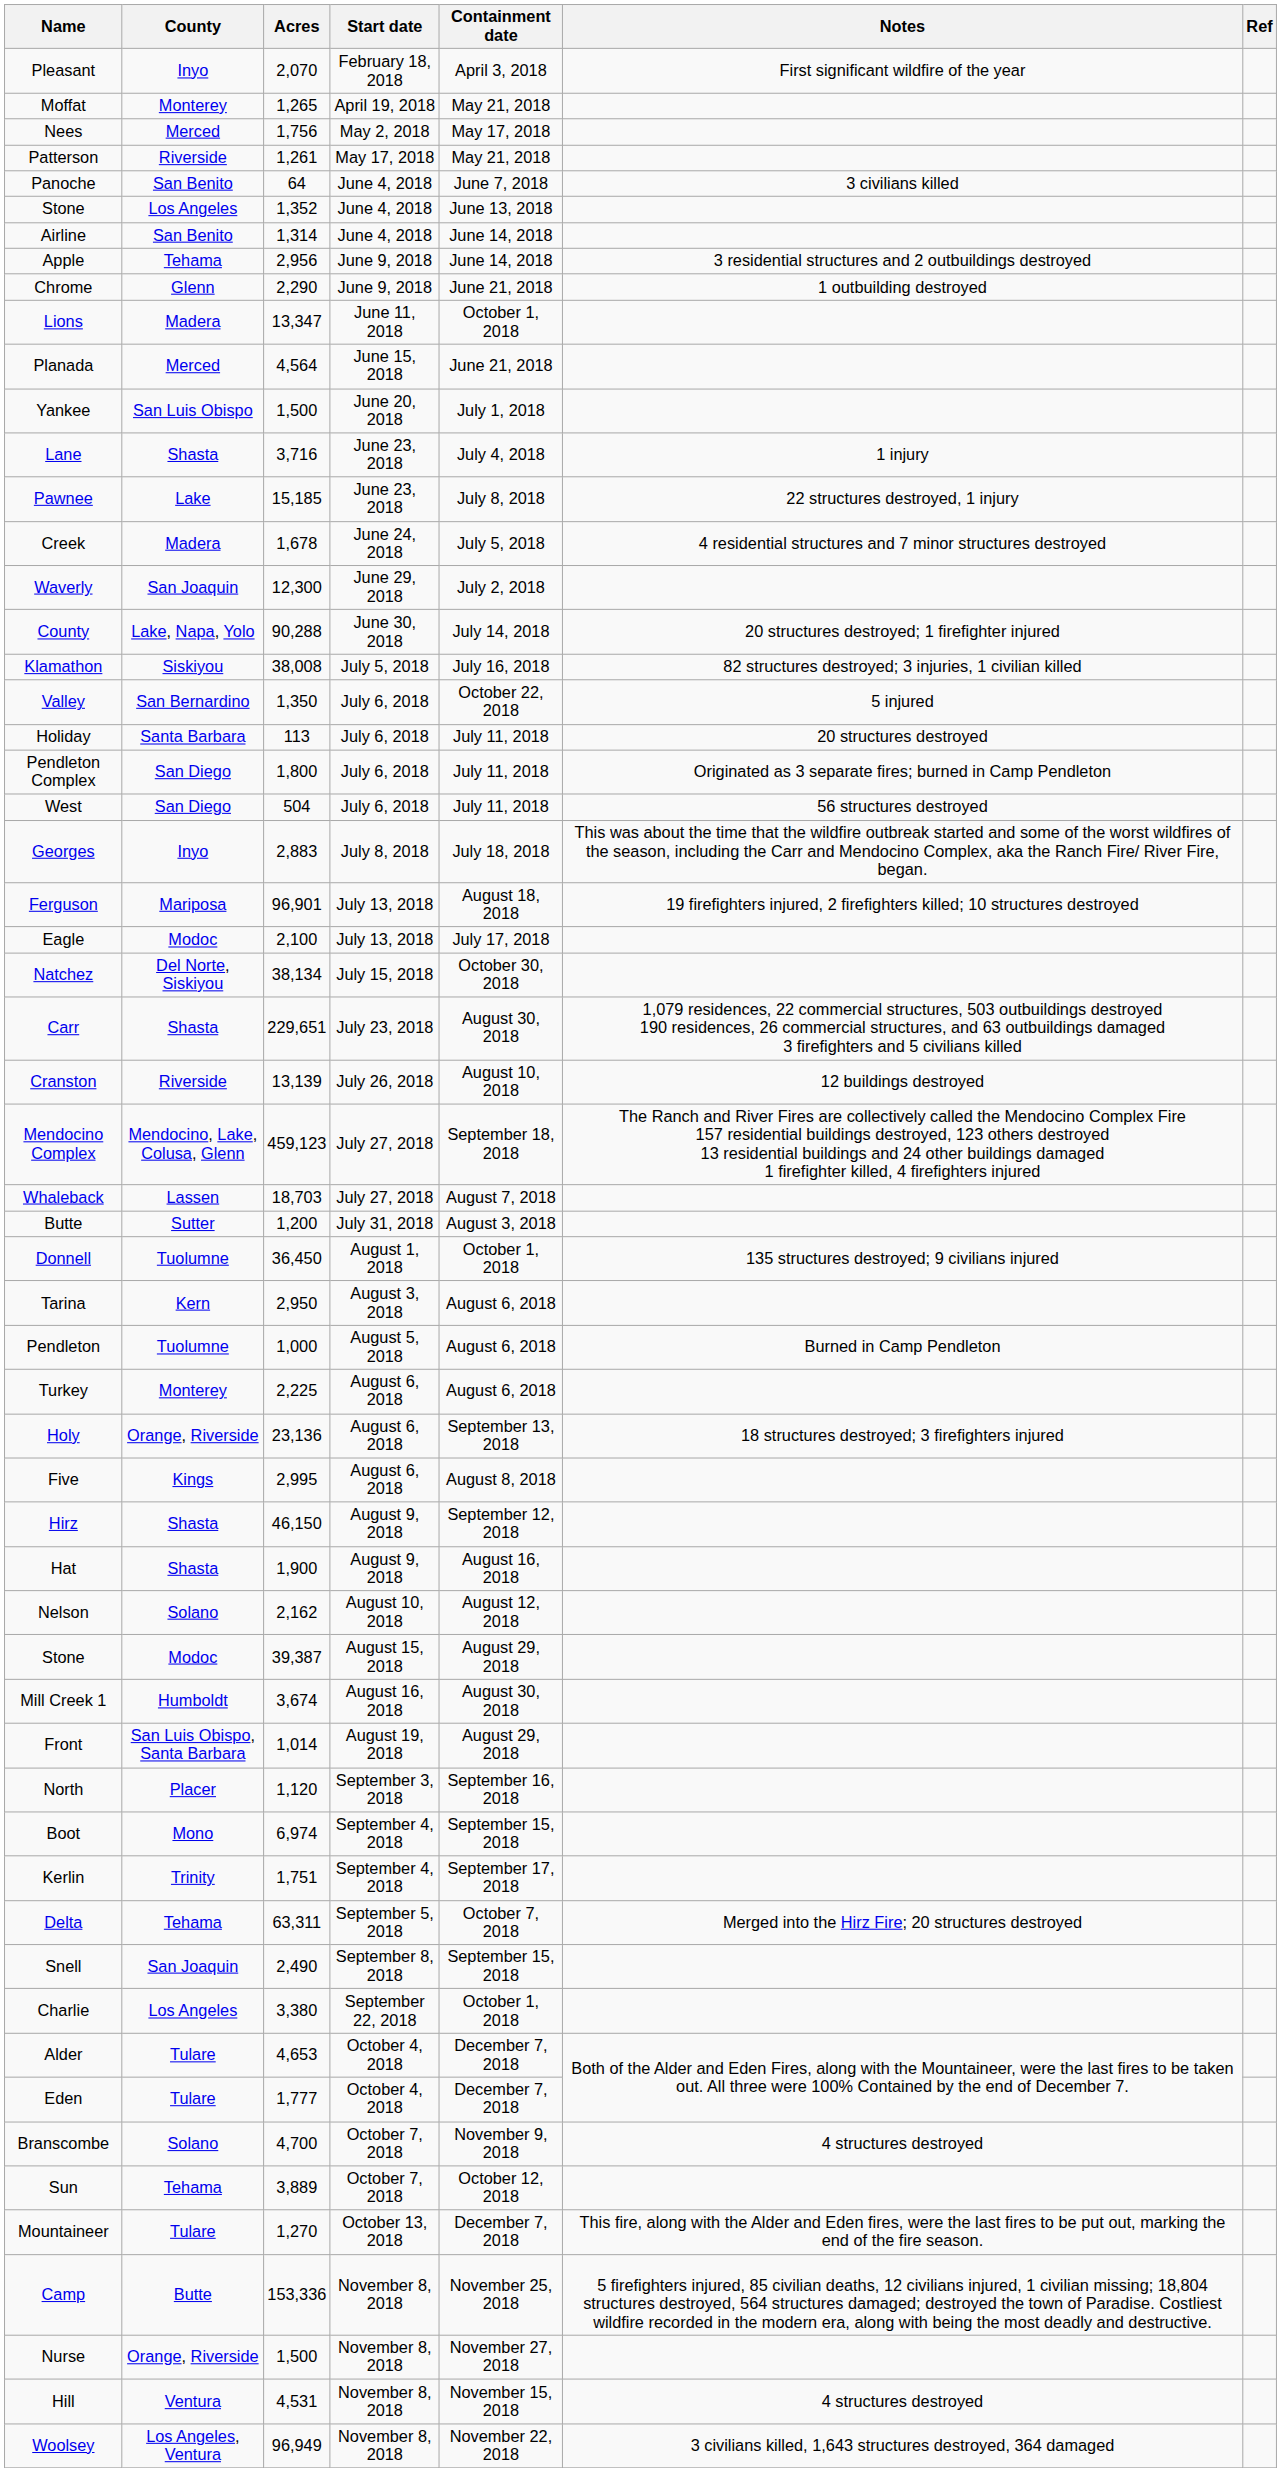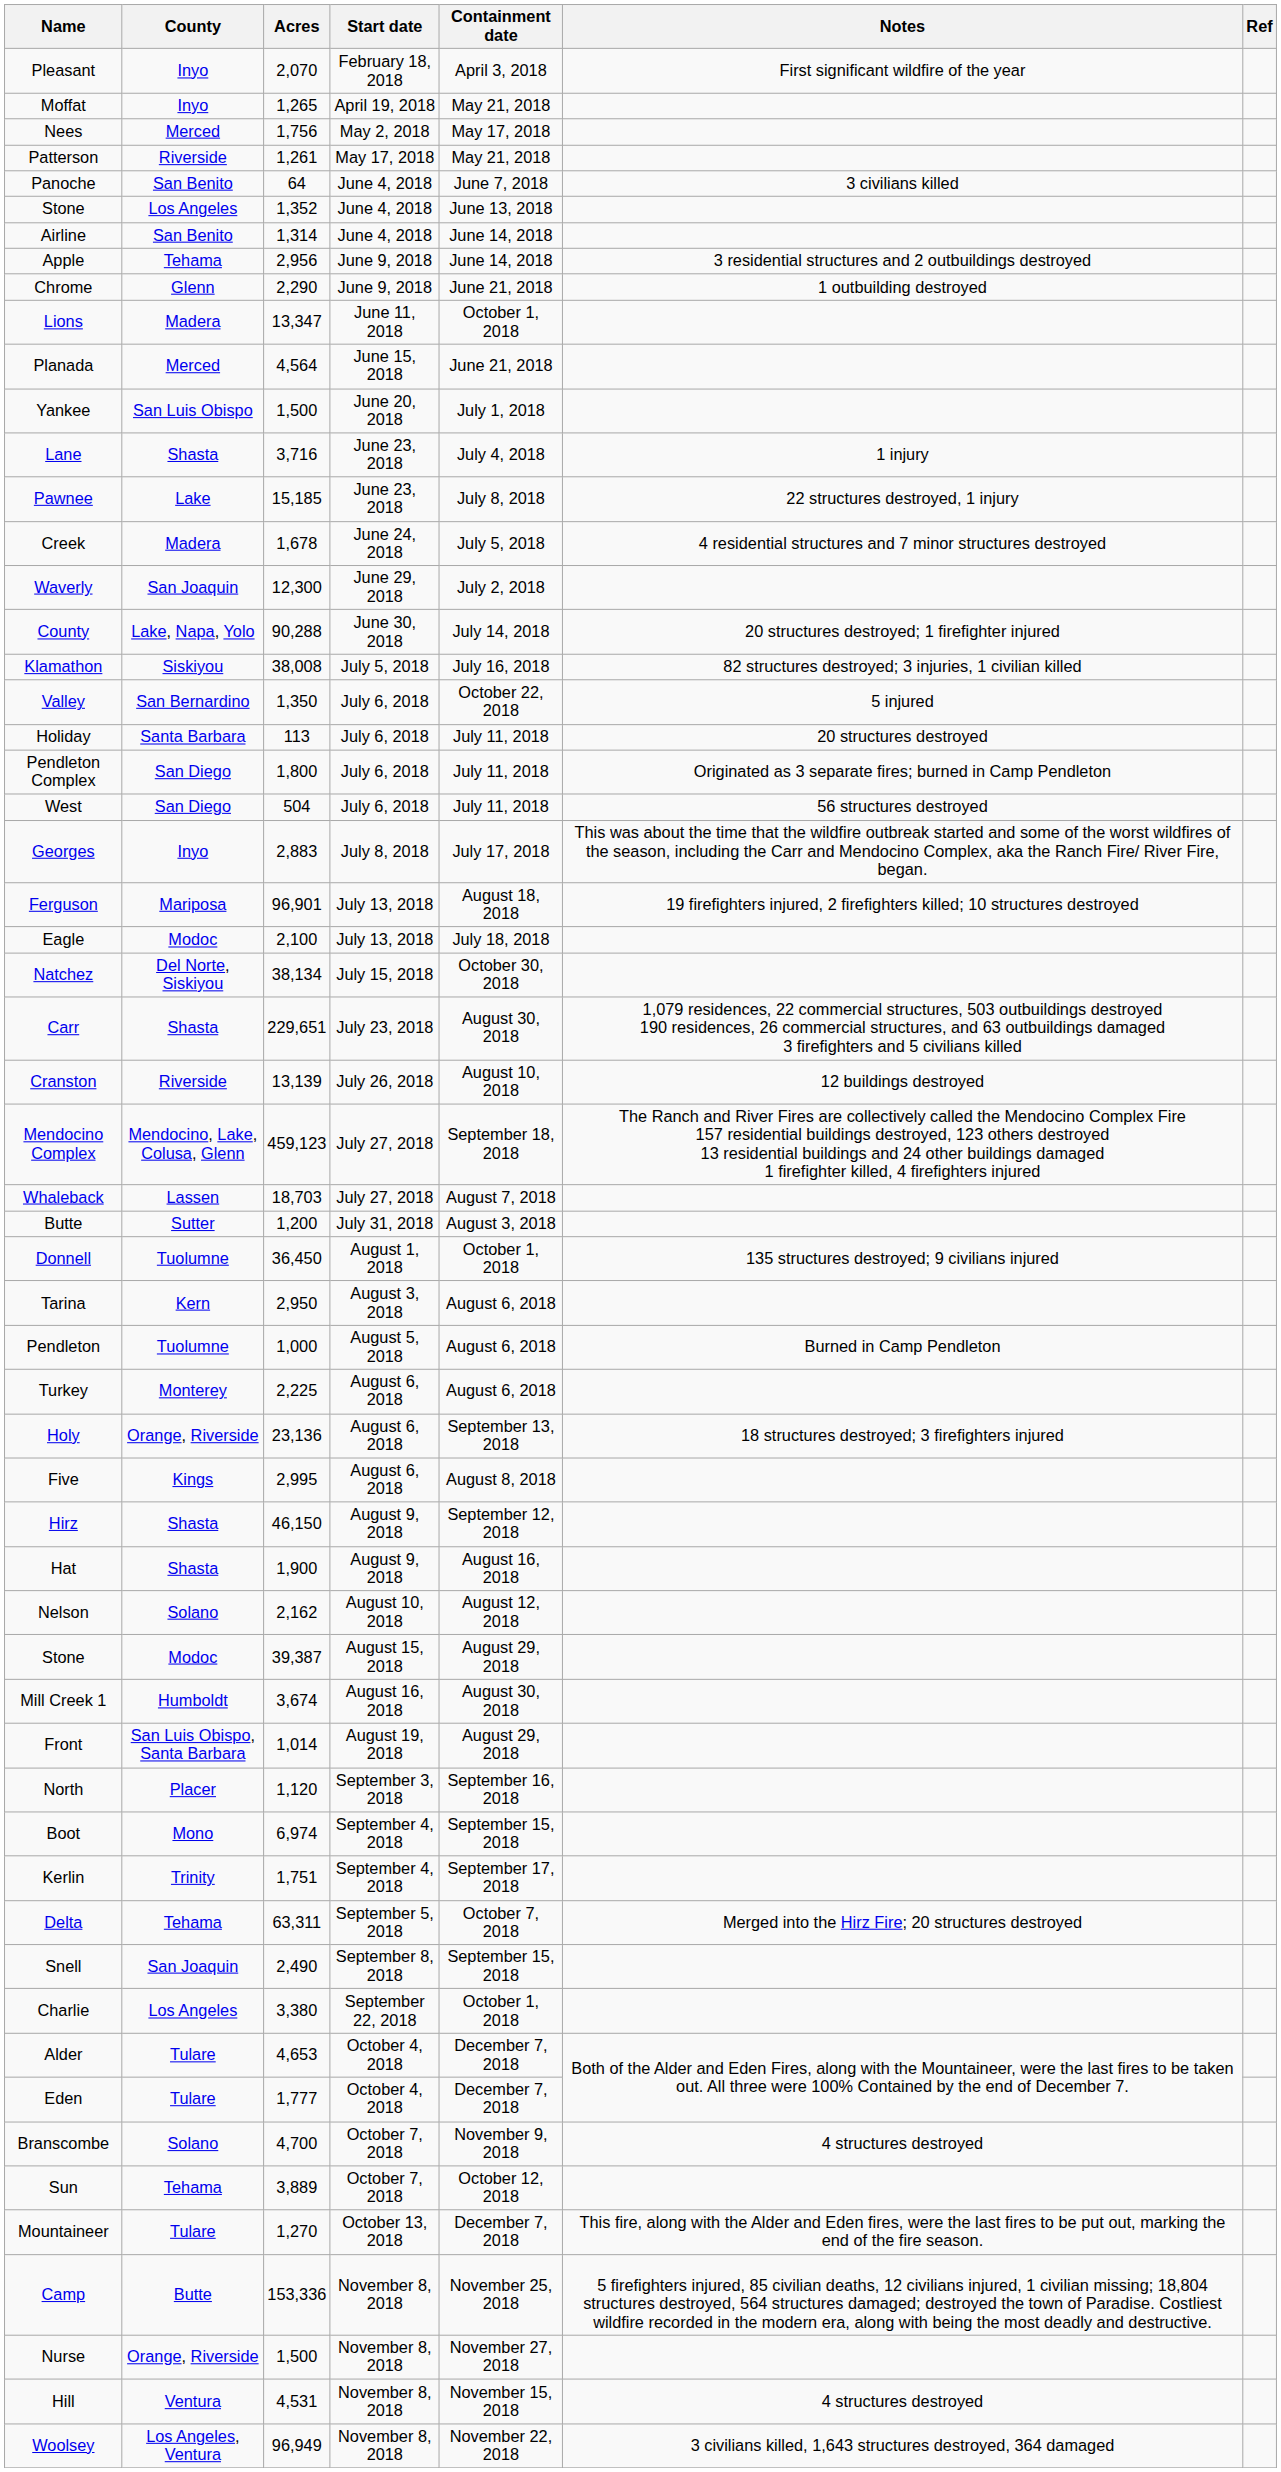(193, 105) Monterey -> (193, 105) Inyo
(501, 851) July 18, 2018 -> (501, 851) July 17, 2018
(501, 939) July 17, 2018 -> (501, 939) July 18, 2018
